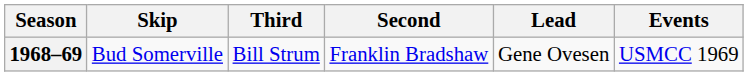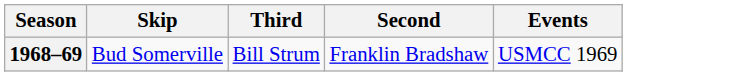- column: (554, 20)
